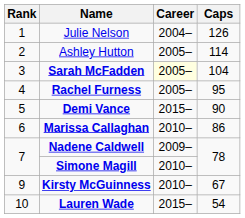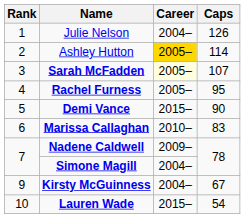(175, 52) no background -> (175, 52) gold background
(219, 71) 104 -> (219, 71) 107
(219, 128) 86 -> (219, 128) 83
(175, 166) 2010– -> (175, 166) 2004–
(175, 185) 2010– -> (175, 185) 2004–
